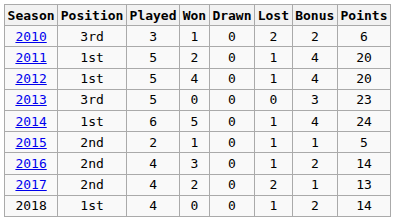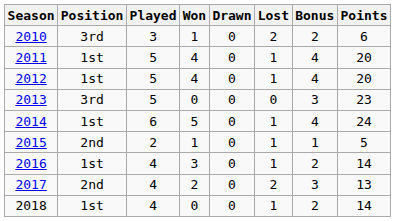(194, 57) 2 -> (194, 57) 4
(92, 163) 2nd -> (92, 163) 1st
(315, 185) 1 -> (315, 185) 3
